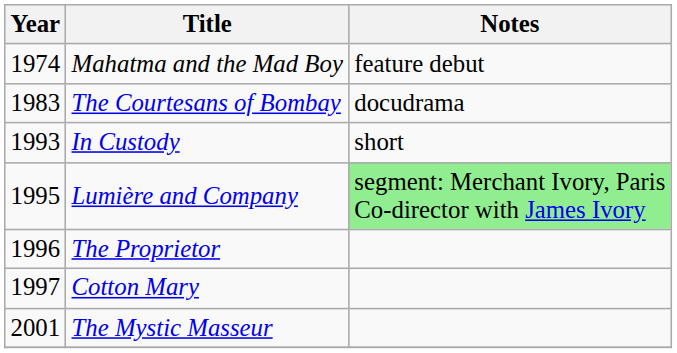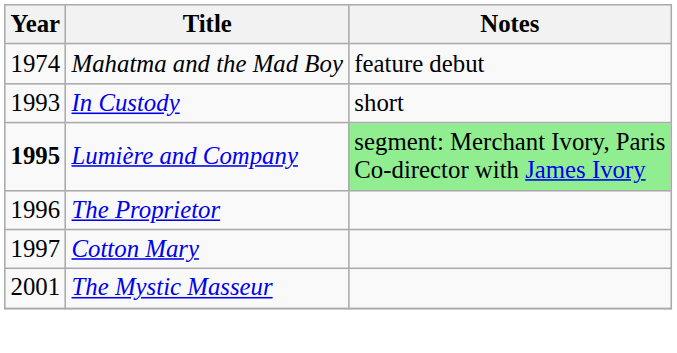- row: (206, 102)
(35, 195) normal -> (35, 156) bold
